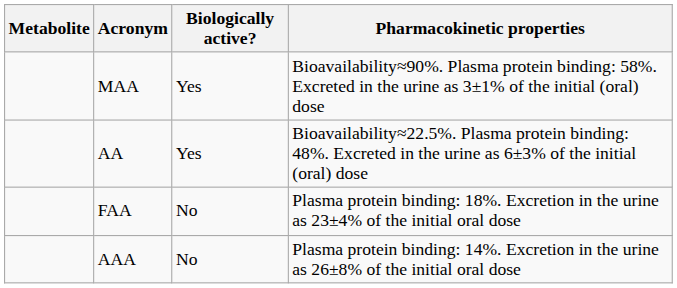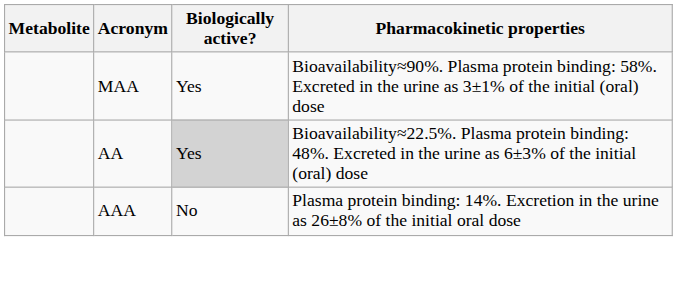(189, 153) no background -> (189, 153) lightgrey background
- row: (115, 211)
